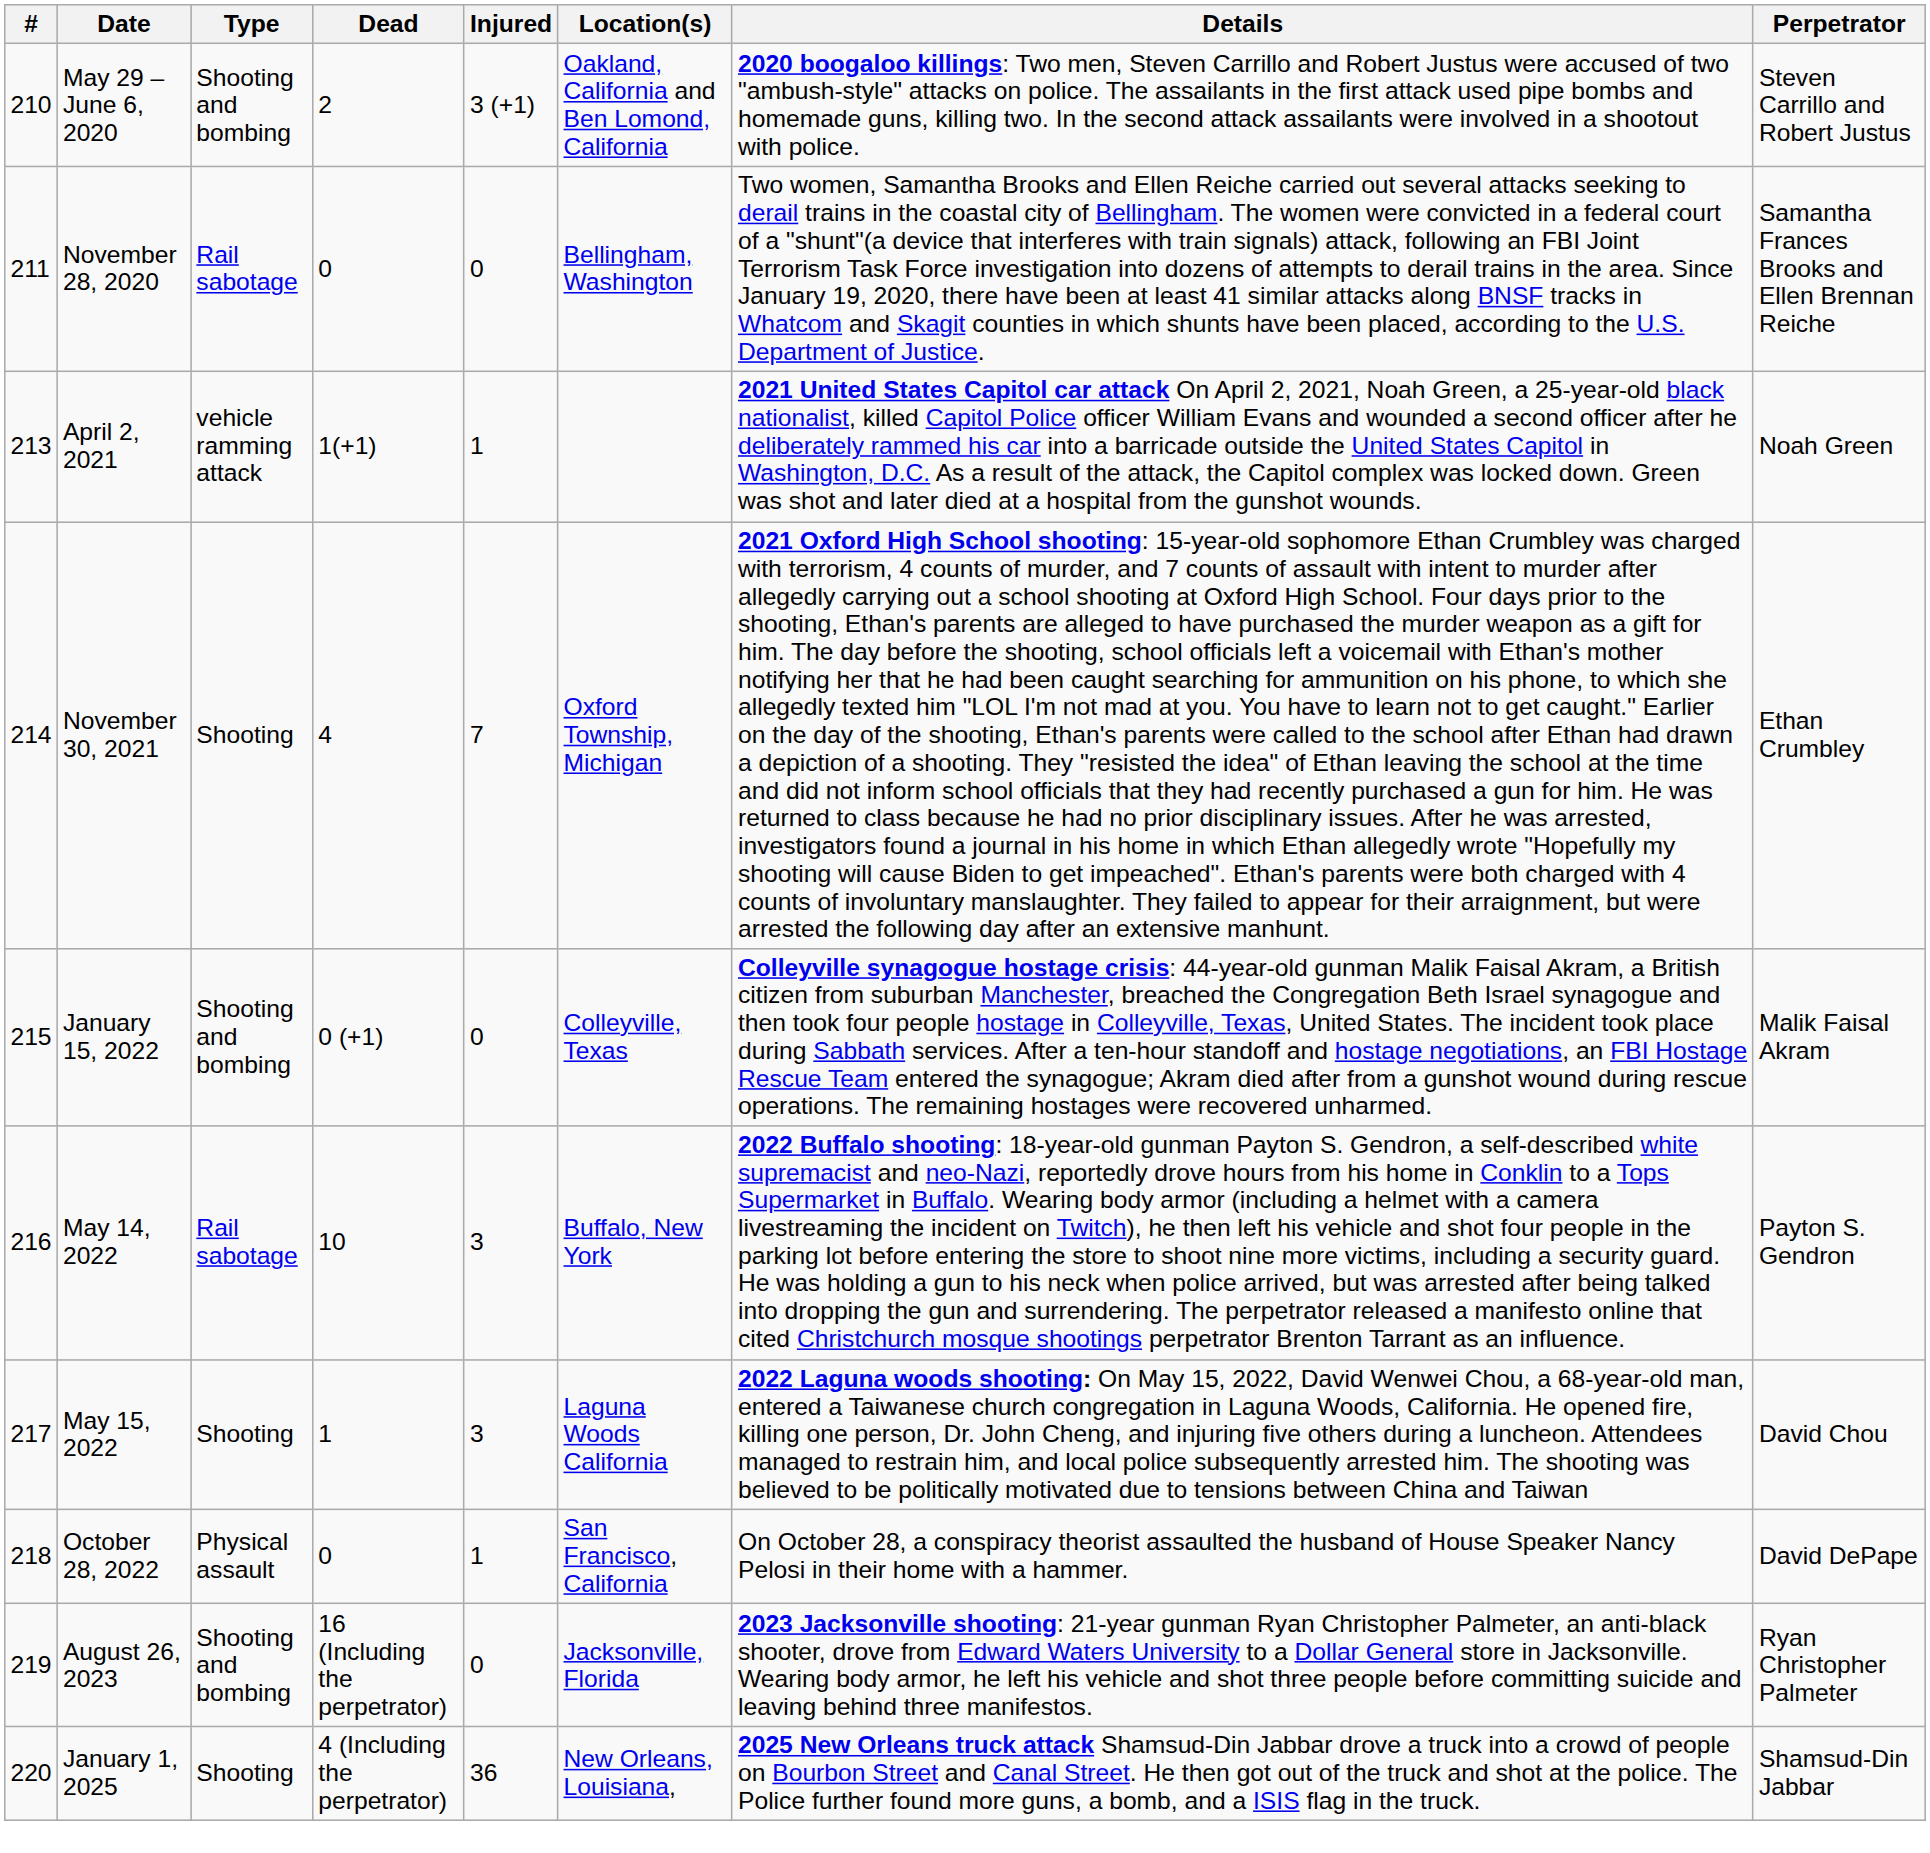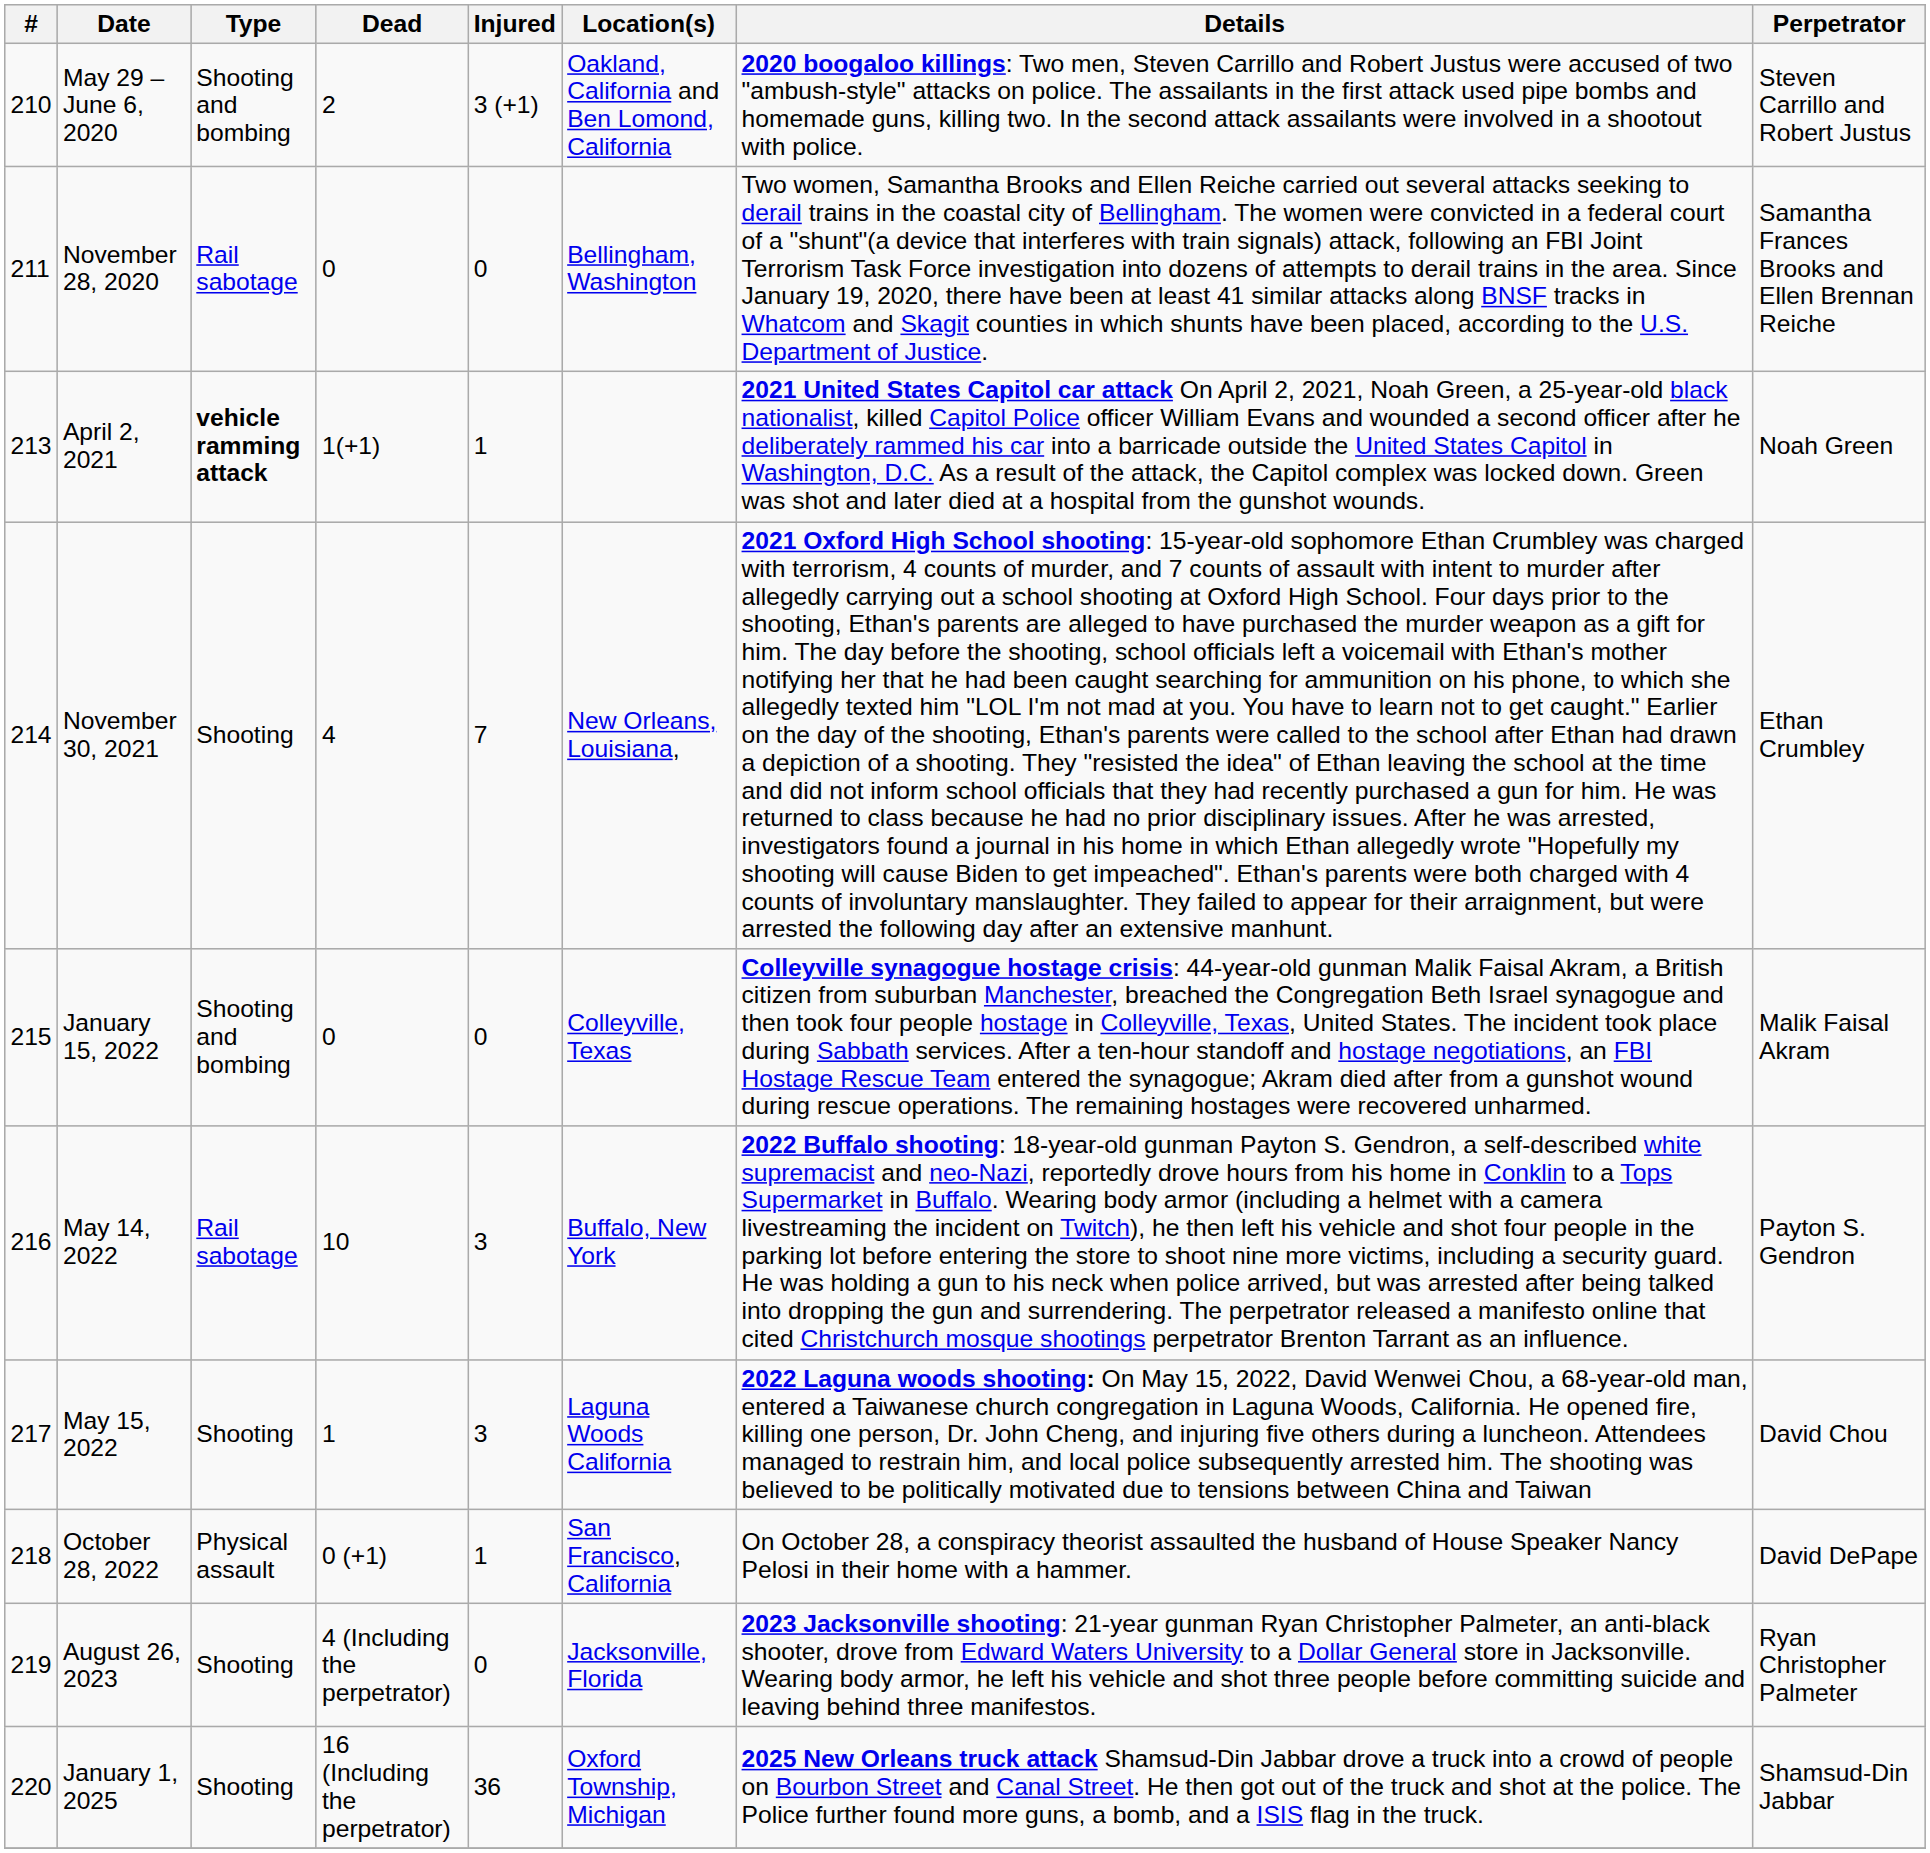(244, 446) normal -> (248, 446) bold
(618, 734) Oxford Township, Michigan -> (642, 734) New Orleans, Louisiana,
(351, 1037) 0 (+1) -> (329, 1037) 0
(325, 1556) 0 -> (355, 1556) 0 (+1)
(245, 1664) Shooting and bombing -> (245, 1664) Shooting
(383, 1664) 16 (Including the perpetrator) -> (386, 1664) 4 (Including the perpetrator)
(383, 1773) 4 (Including the perpetrator) -> (386, 1786) 16 (Including the perpetrator)
(638, 1773) New Orleans, Louisiana, -> (622, 1786) Oxford Township, Michigan
